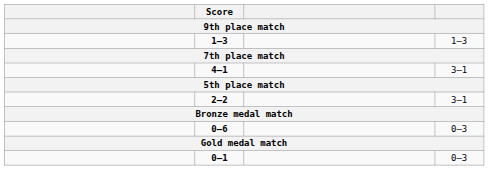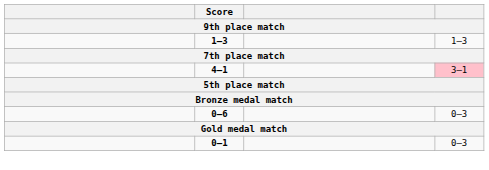(459, 70) no background -> (459, 70) pink background
- row: (219, 99)
